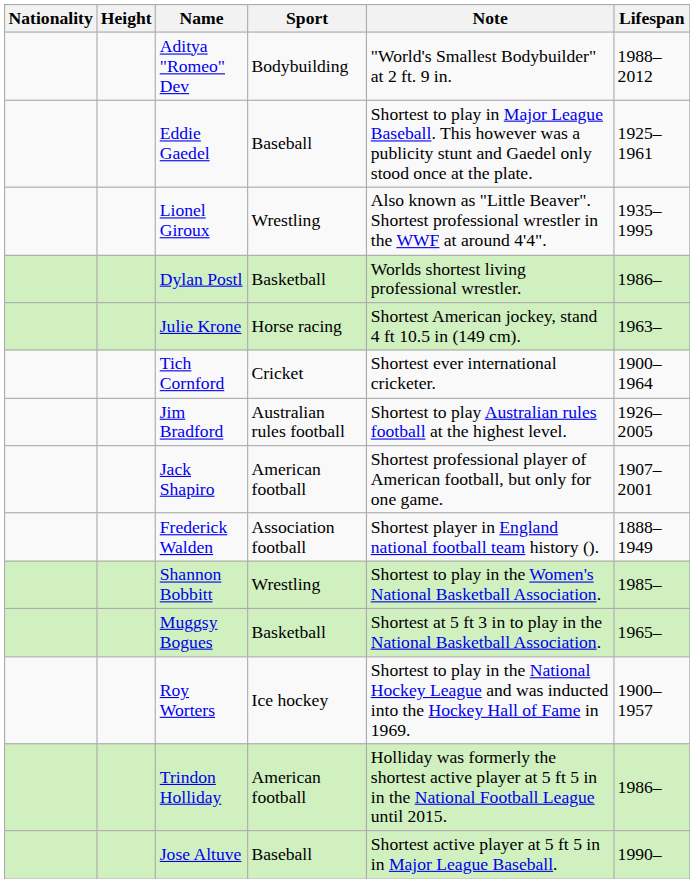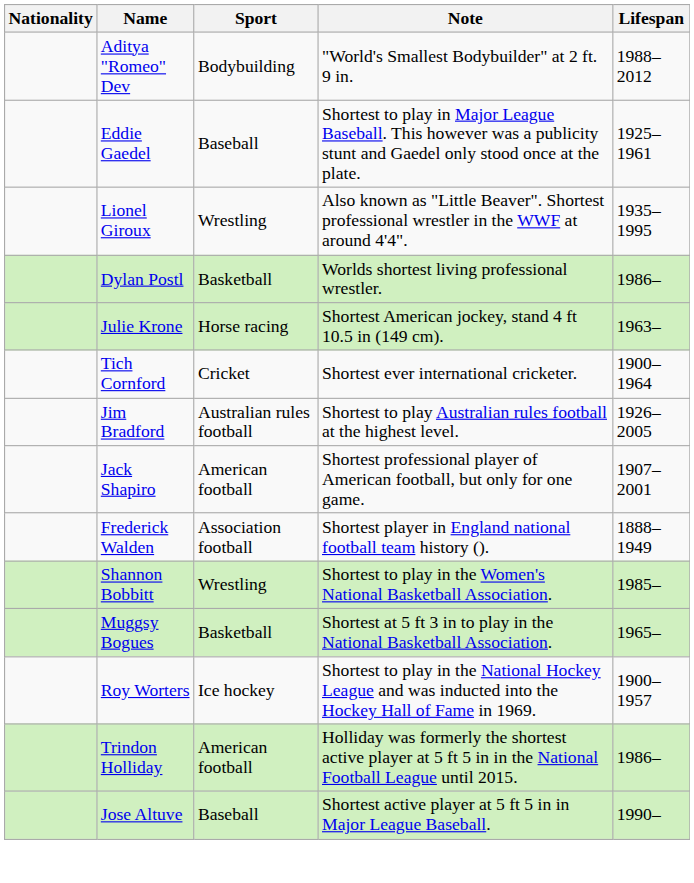- column: (126, 18)
